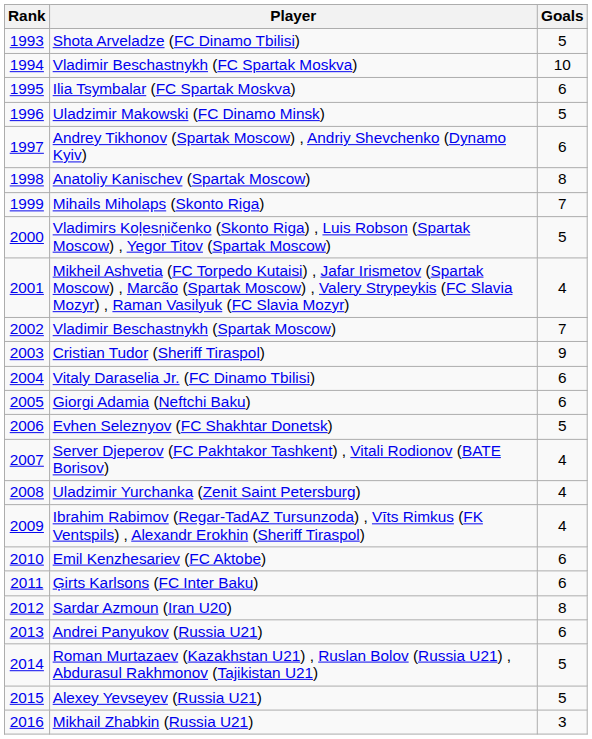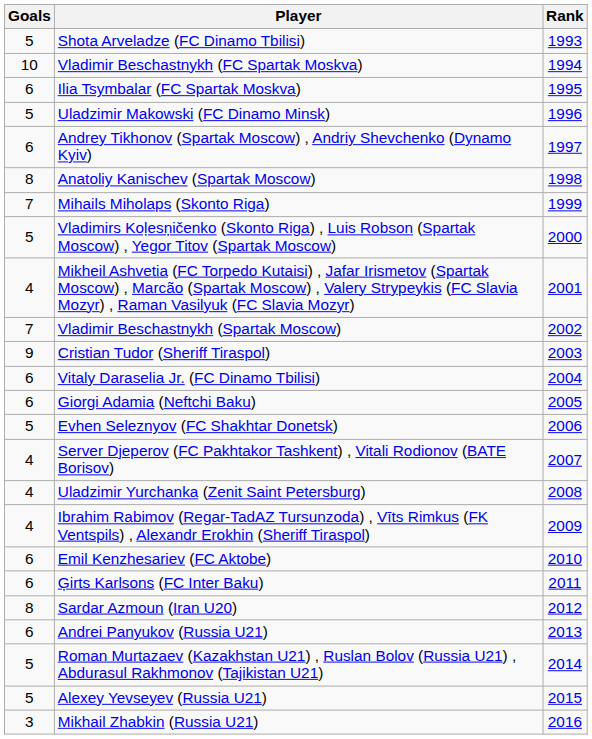columns swapped: (27, 16) <-> (562, 16)
